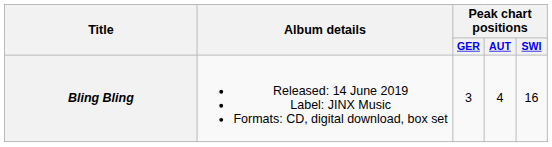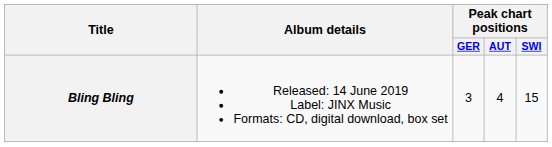(532, 98) 16 -> (532, 98) 15
